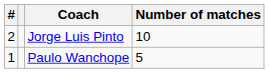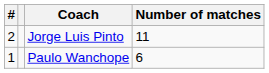(143, 36) 10 -> (142, 36) 11
(139, 57) 5 -> (139, 57) 6
